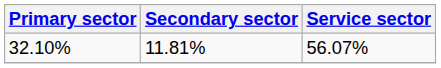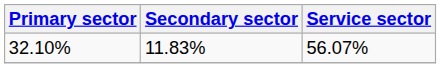(175, 47) 11.81% -> (175, 47) 11.83%
